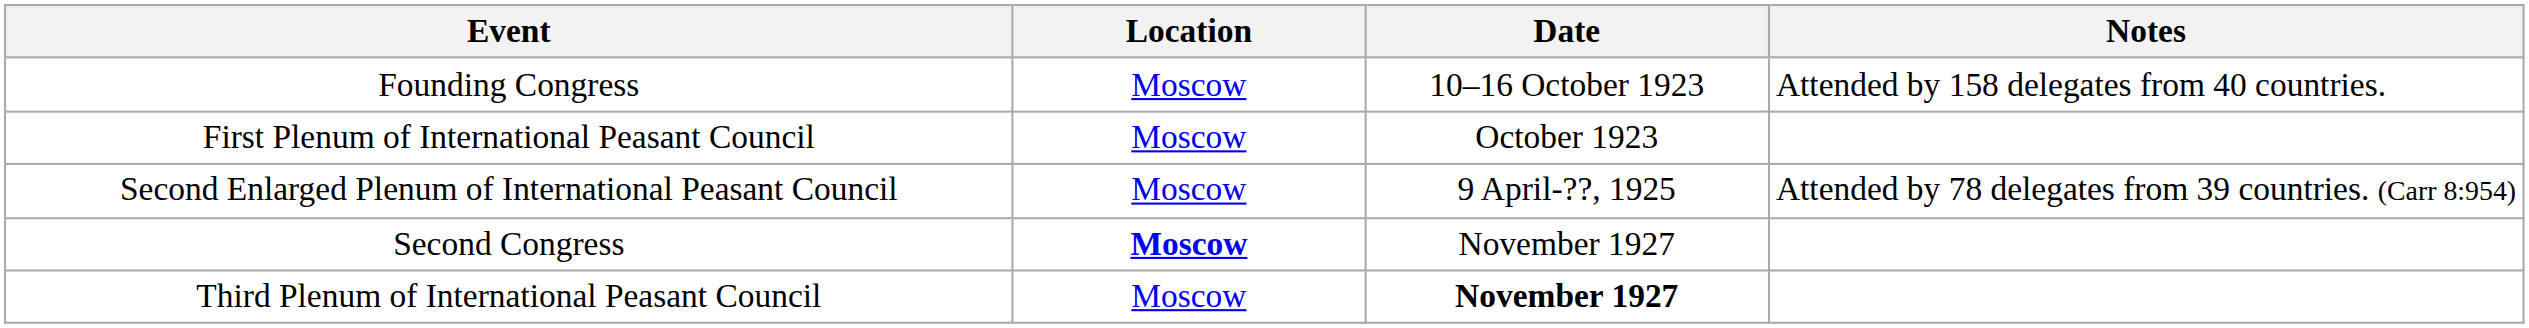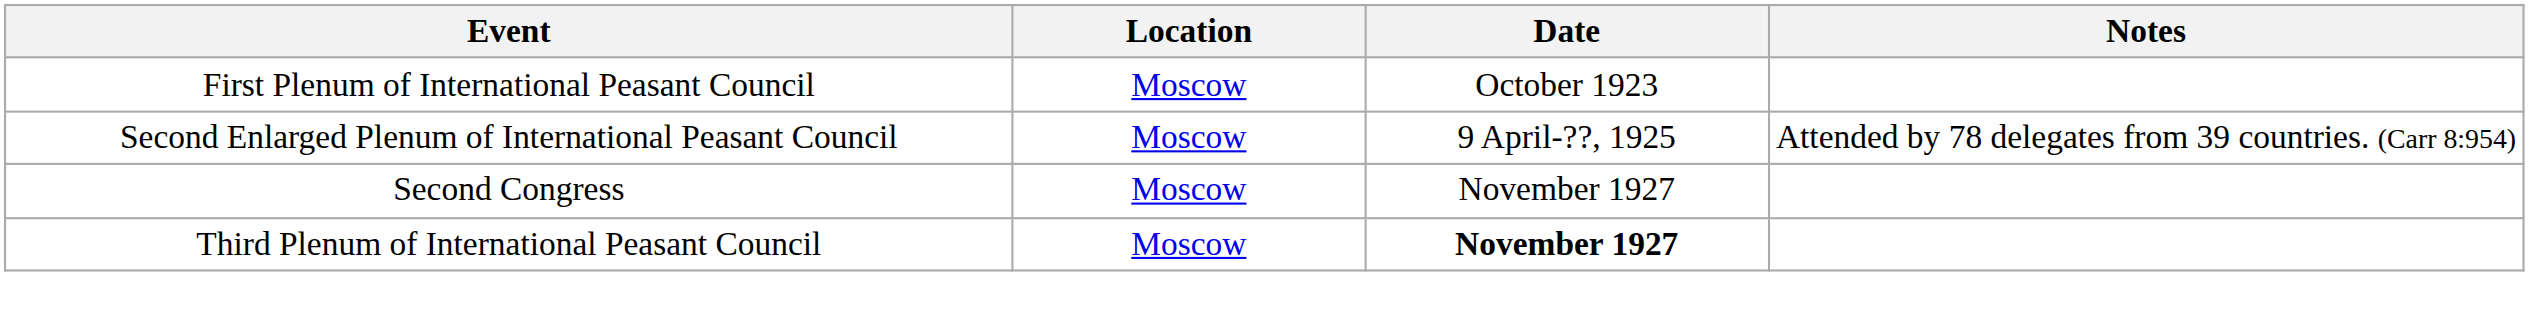- row: (509, 84)
(1189, 243) bold -> (1189, 190) normal
